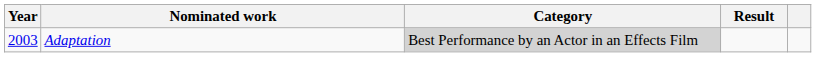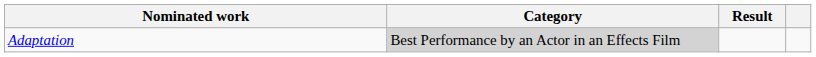- column: (23, 16)
